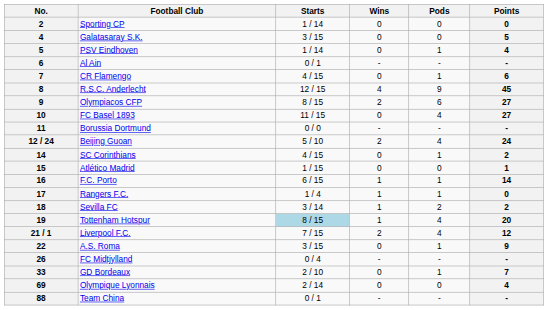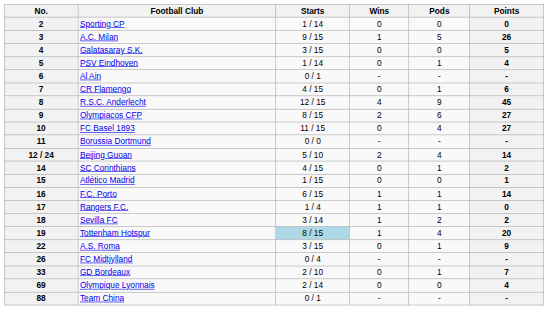+ row: (99, 37)
(507, 141) 24 -> (507, 154) 14
- row: (105, 233)
